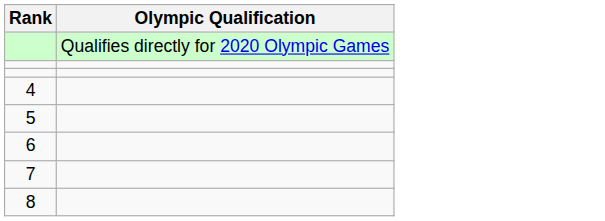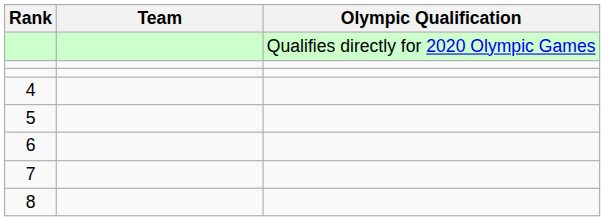+ column: (160, 18)
